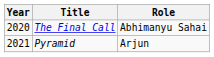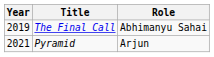(18, 28) 2020 -> (18, 28) 2019
